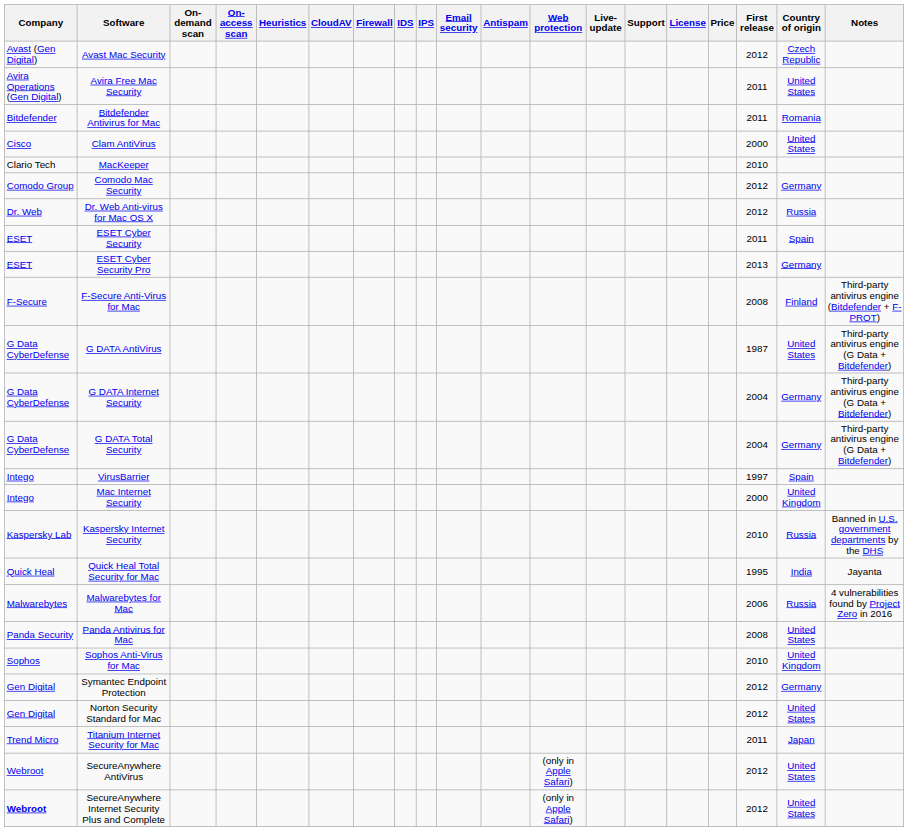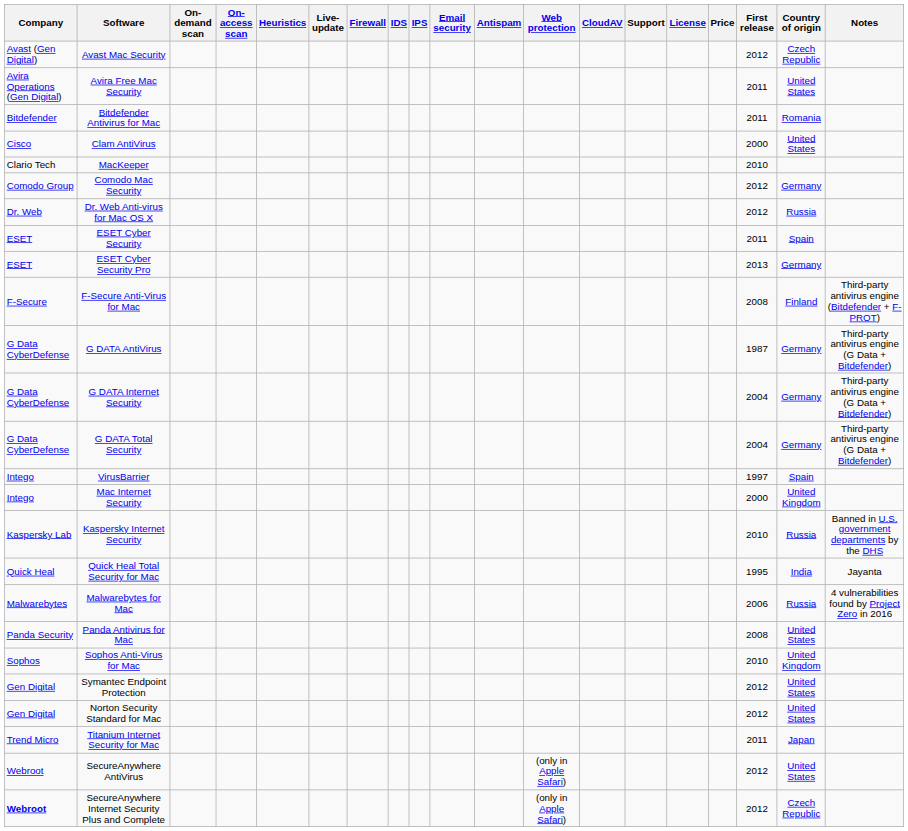columns swapped: (331, 22) <-> (606, 22)
(801, 349) United States -> (801, 349) Germany
(801, 687) Germany -> (801, 687) United States
(801, 808) United States -> (801, 808) Czech Republic
